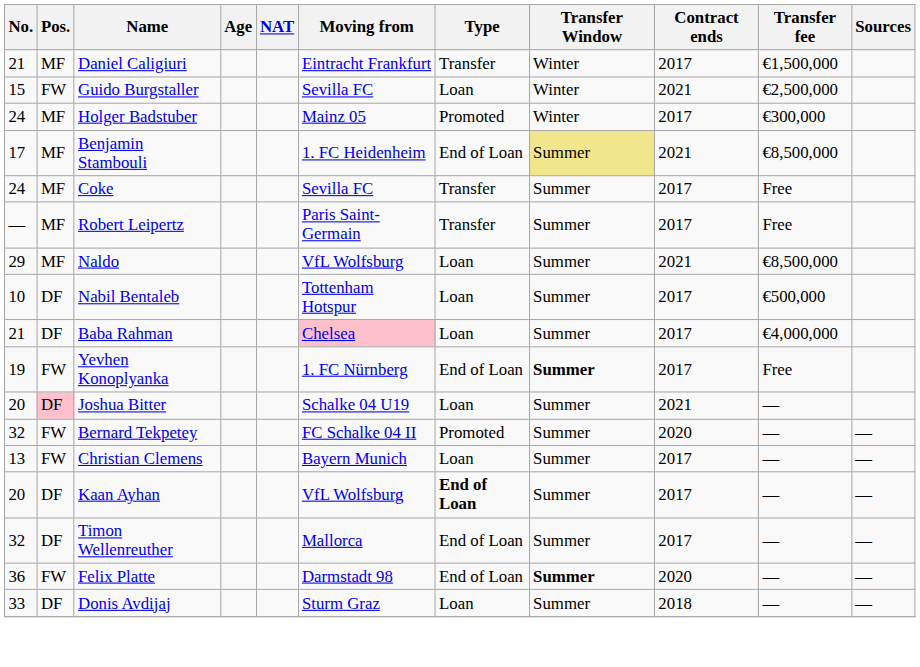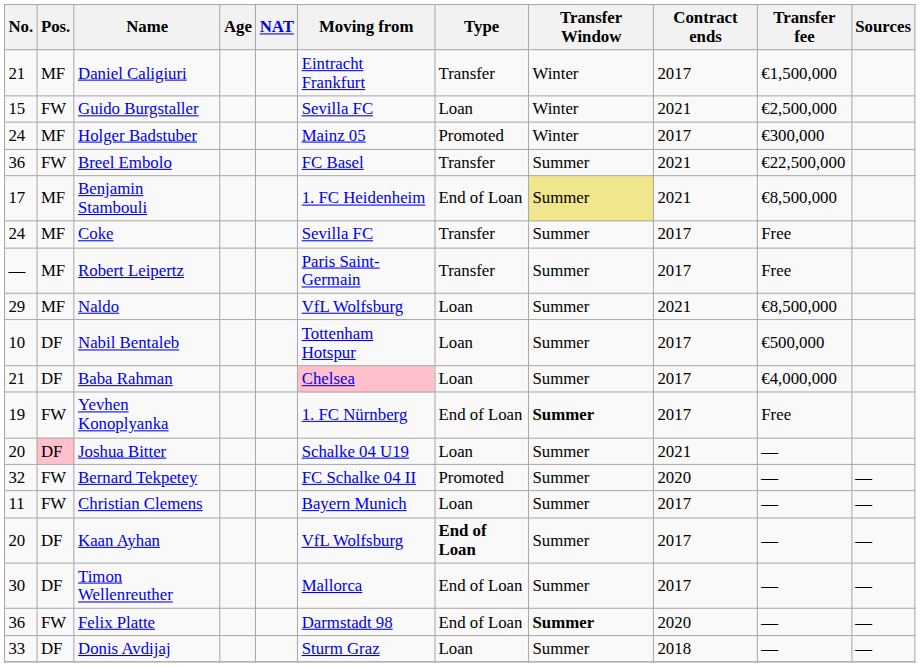+ row: (125, 162)
(17, 458) 13 -> (16, 504) 11
(17, 540) 32 -> (17, 585) 30
